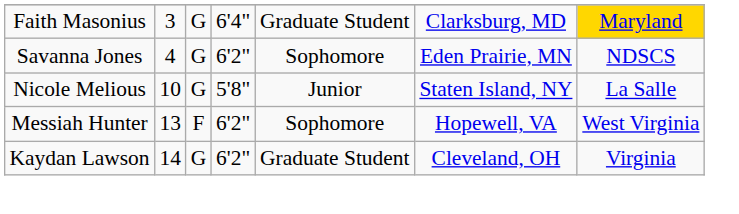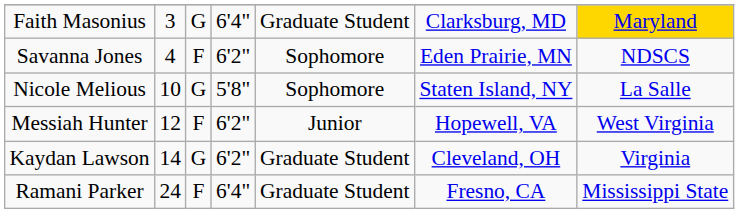(198, 55) G -> (198, 55) F
(335, 89) Junior -> (335, 89) Sophomore
(170, 123) 13 -> (170, 123) 12
(335, 123) Sophomore -> (335, 123) Junior
+ row: (80, 191)
